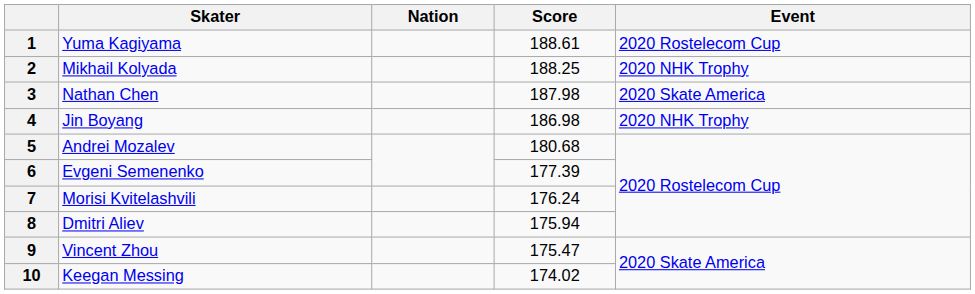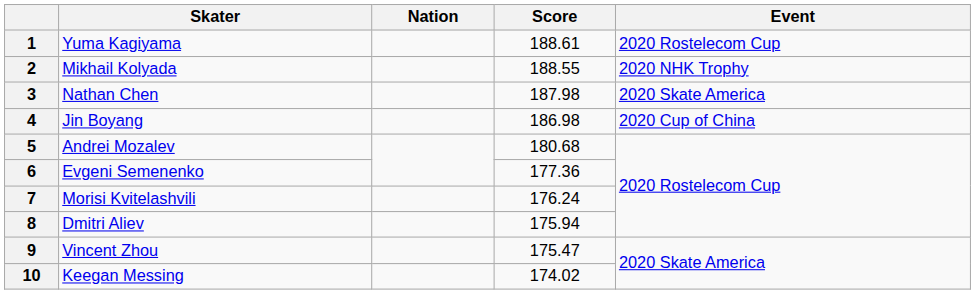(555, 69) 188.25 -> (555, 69) 188.55
(684, 120) 2020 NHK Trophy -> (687, 120) 2020 Cup of China
(555, 172) 177.39 -> (555, 172) 177.36
